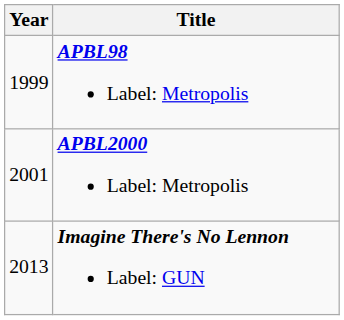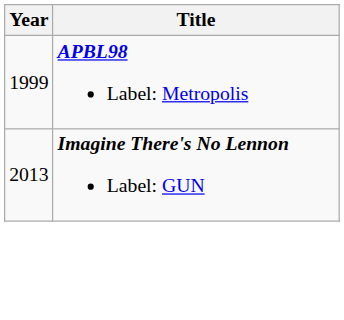- row: (196, 165)
